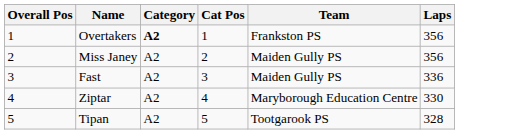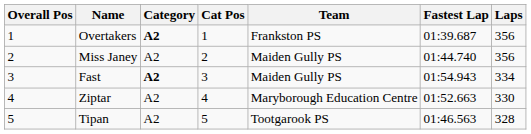+ column: (456, 14)
(151, 77) normal -> (151, 77) bold
(433, 77) 336 -> (505, 77) 334
